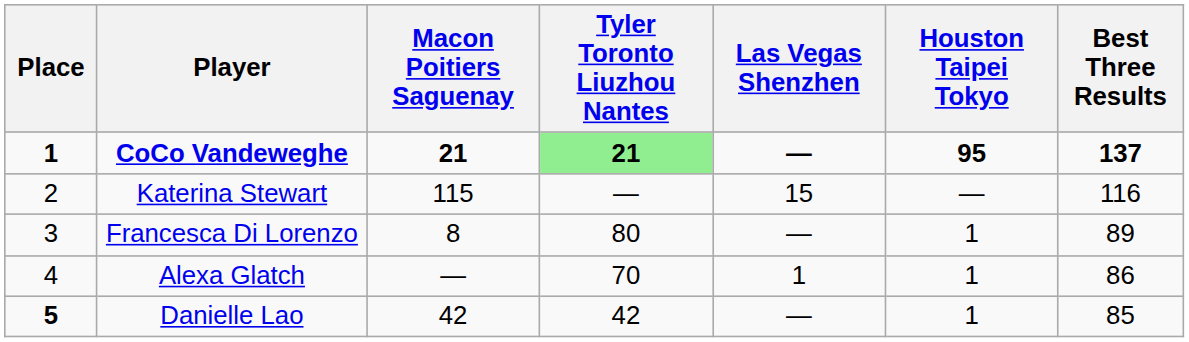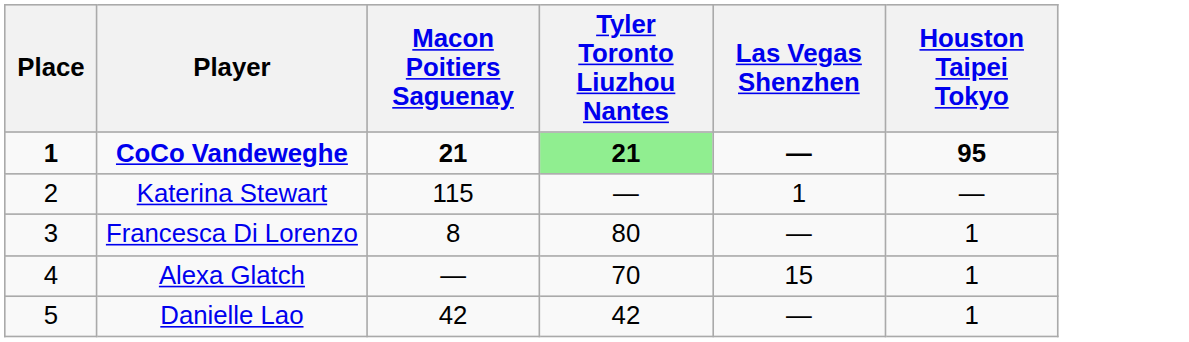- column: (1120, 68)
(799, 193) 15 -> (799, 193) 1
(799, 275) 1 -> (799, 275) 15
(51, 316) bold -> (51, 316) normal
